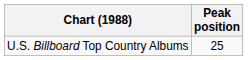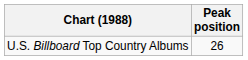(217, 45) 25 -> (217, 45) 26
